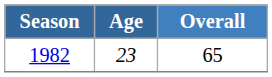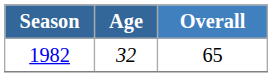(126, 55) 23 -> (126, 55) 32
